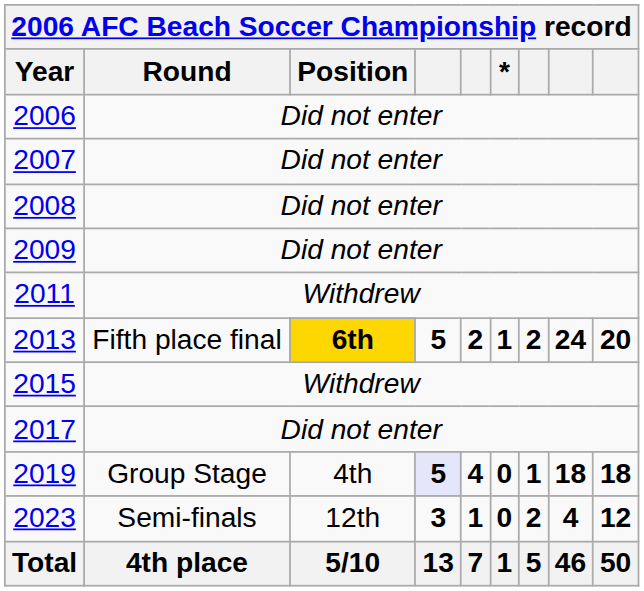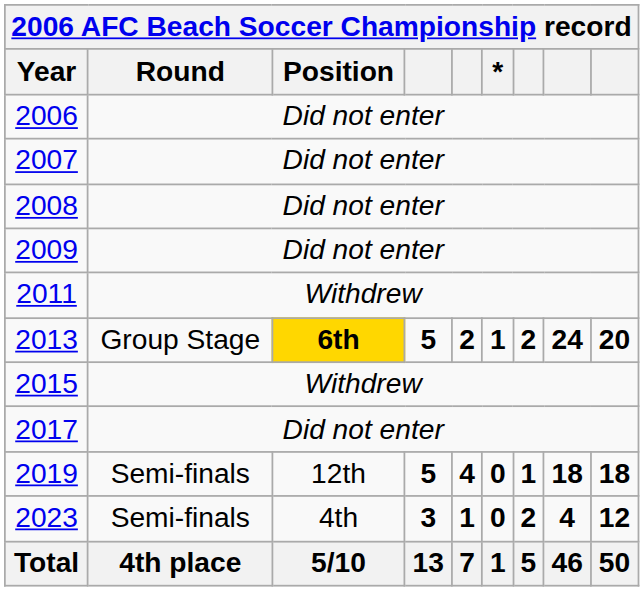(187, 339) Fifth place final -> (180, 339) Group Stage
(187, 473) Group Stage -> (180, 473) Semi-finals
(353, 473) 4th -> (339, 473) 12th
(438, 473) lavender background -> (428, 473) no background
(353, 518) 12th -> (339, 518) 4th
